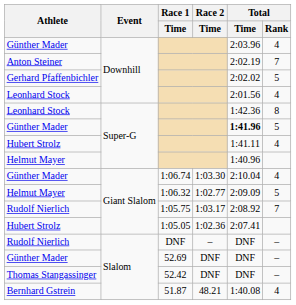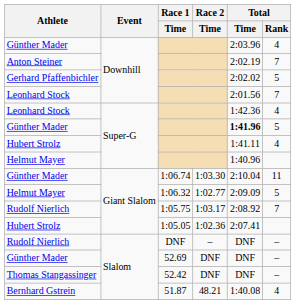(277, 95) 4 -> (277, 95) 7
(277, 111) 8 -> (277, 111) 4
(277, 176) 4 -> (277, 176) 11
